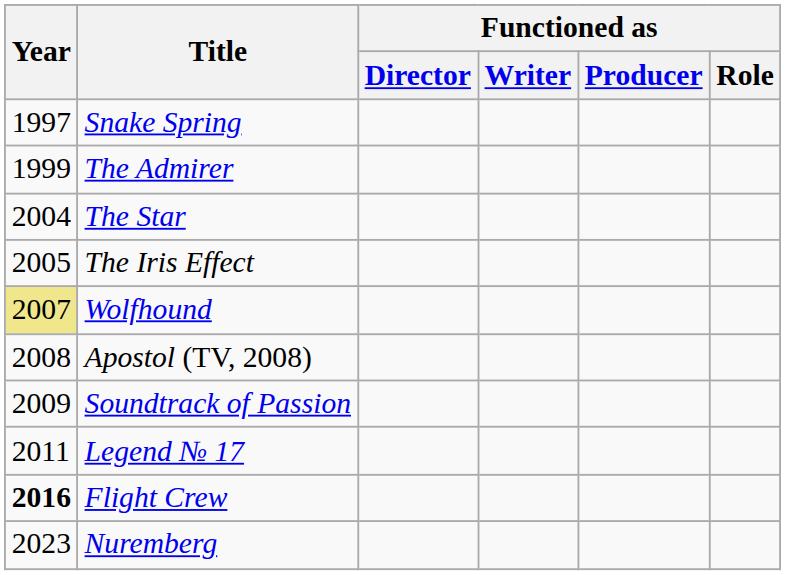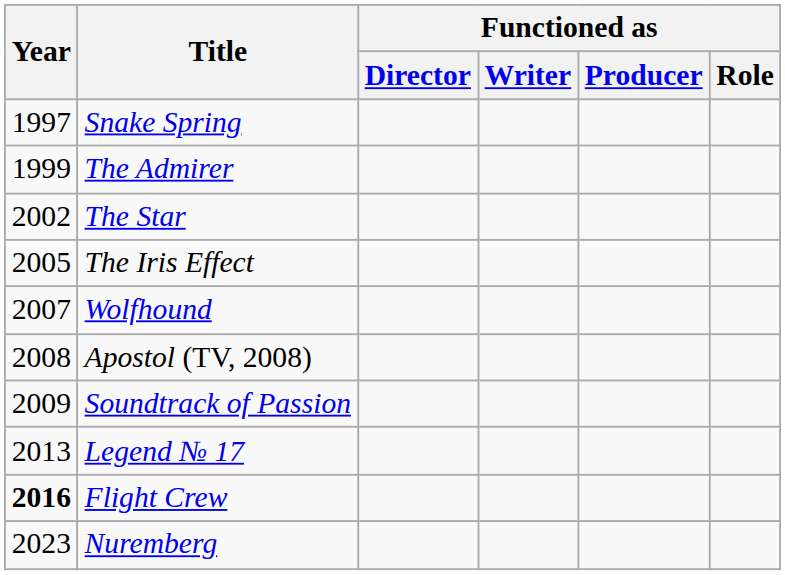(41, 215) 2004 -> (41, 215) 2002
(41, 309) khaki background -> (41, 309) no background
(41, 450) 2011 -> (41, 450) 2013
